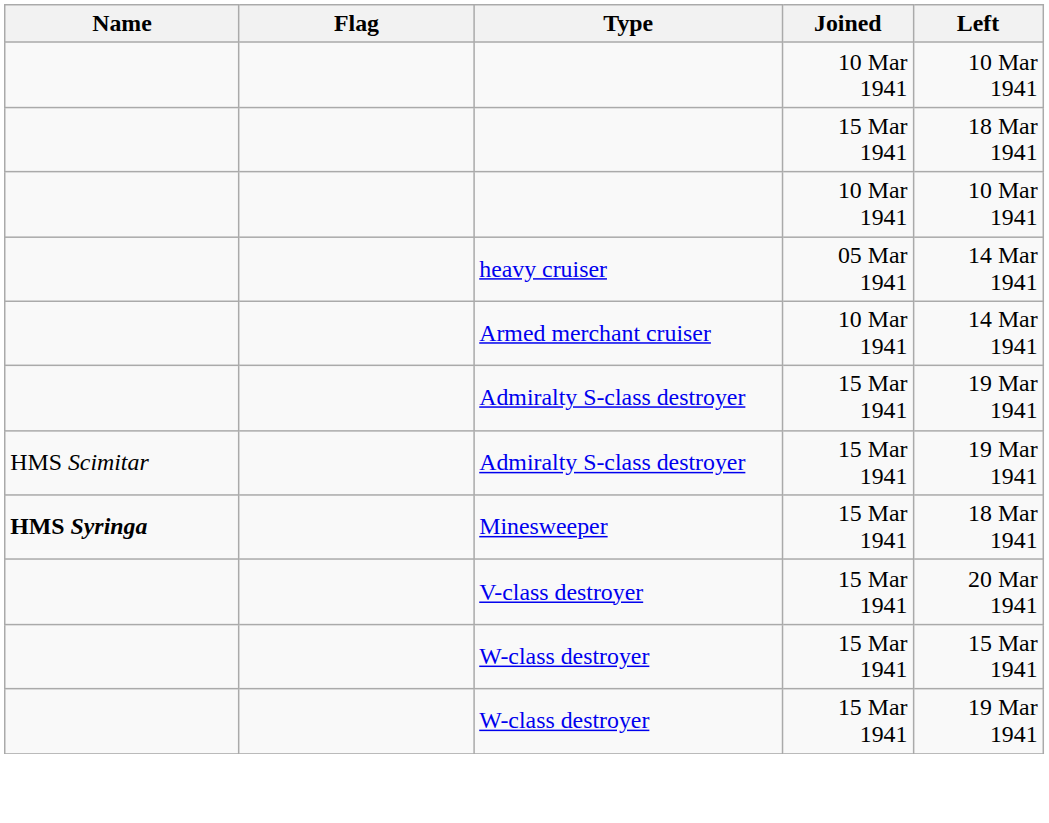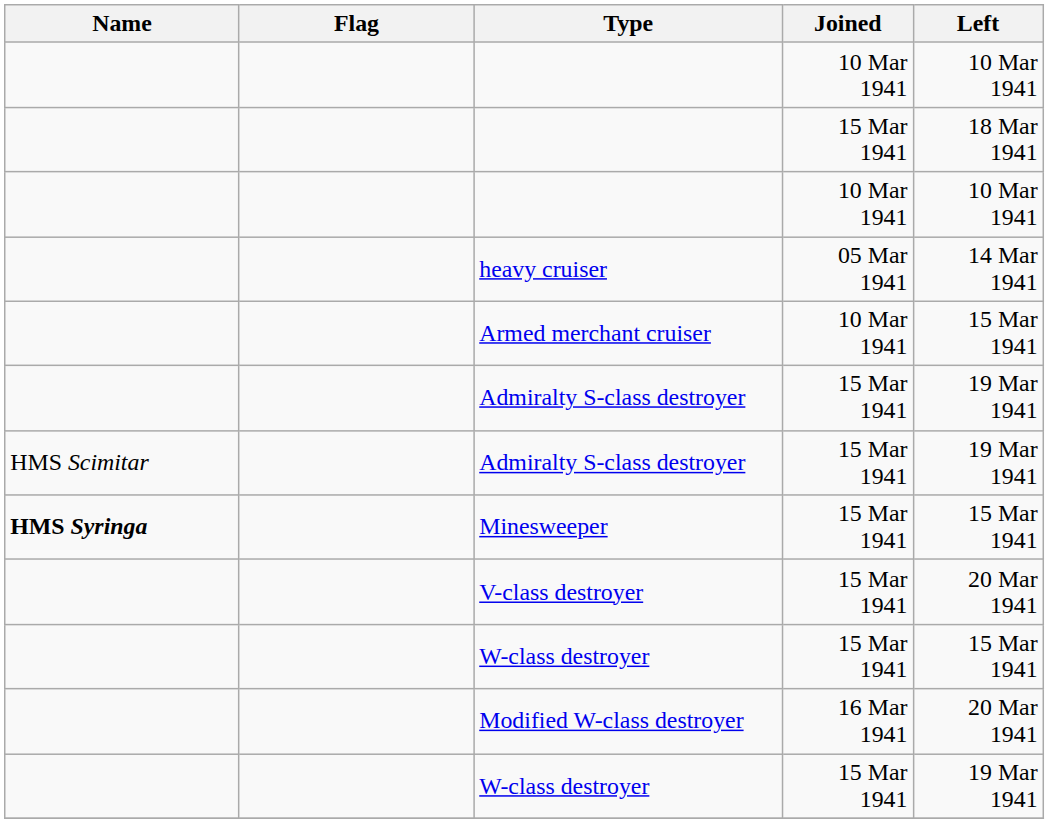(1003, 333) 14 Mar 1941 -> (1003, 333) 15 Mar 1941
(1003, 527) 18 Mar 1941 -> (1003, 527) 15 Mar 1941
+ row: (611, 720)
